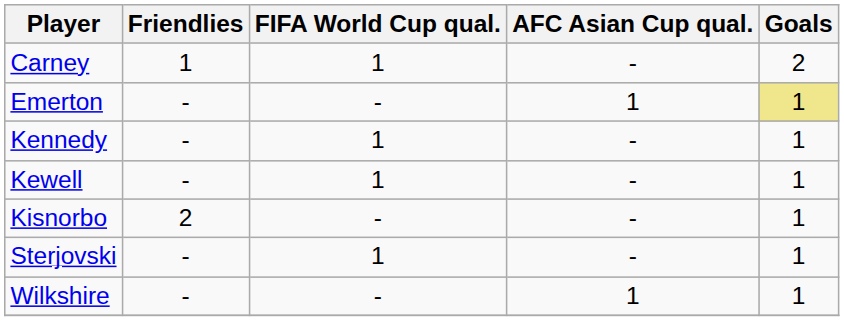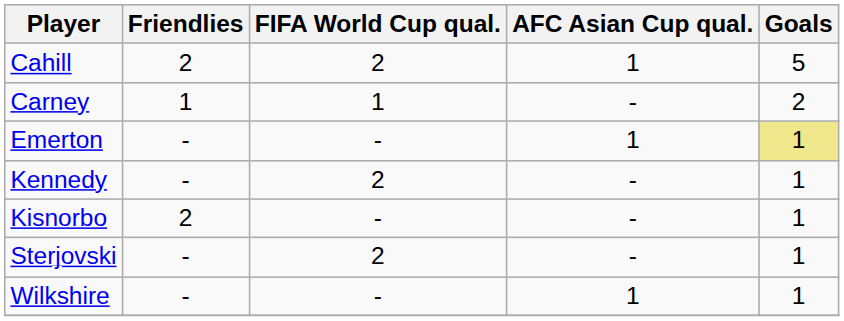+ row: (41, 62)
(378, 140) 1 -> (378, 179) 2
- row: (46, 179)
(378, 256) 1 -> (378, 256) 2
